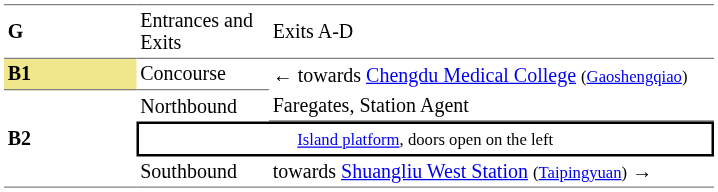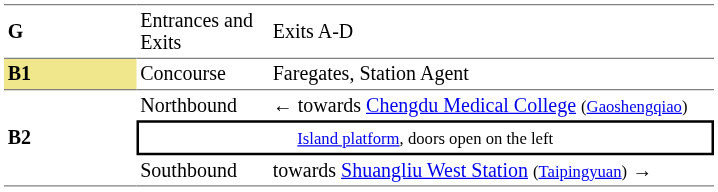(480, 74) ← towards Chengdu Medical College (Gaoshengqiao) -> (371, 73) Faregates, Station Agent
(371, 105) Faregates, Station Agent -> (480, 105) ← towards Chengdu Medical College (Gaoshengqiao)
